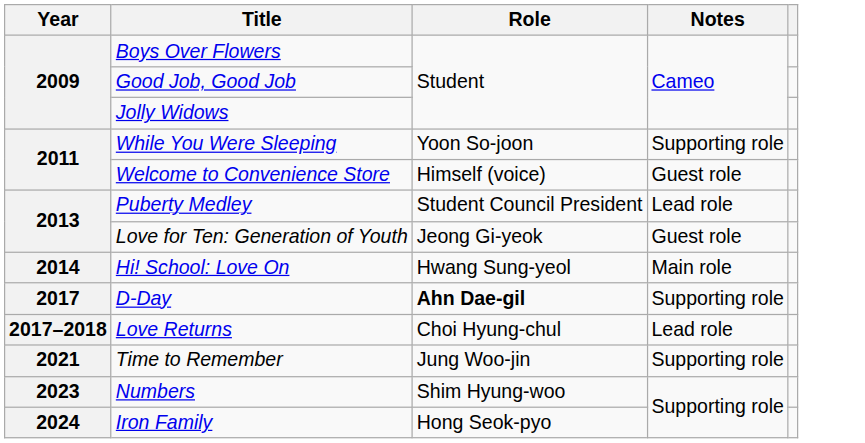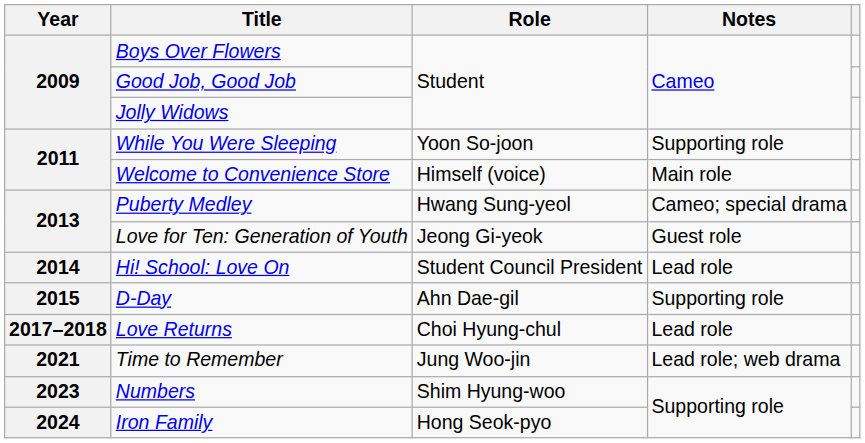(696, 174) Guest role -> (692, 174) Main role
(530, 205) Student Council President -> (494, 205) Hwang Sung-yeol
(692, 205) Lead role -> (749, 205) Cameo; special drama
(494, 267) Hwang Sung-yeol -> (530, 267) Student Council President
(692, 267) Main role -> (692, 267) Lead role
(58, 298) 2017 -> (58, 298) 2015
(471, 298) bold -> (468, 298) normal
(718, 360) Supporting role -> (746, 360) Lead role; web drama
